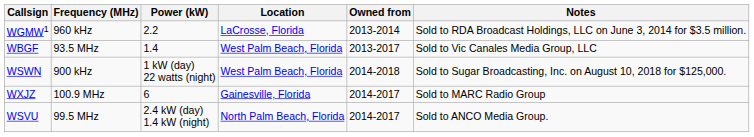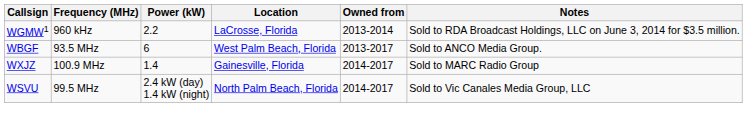(151, 49) 1.4 -> (146, 49) 6
(506, 49) Sold to Vic Canales Media Group, LLC -> (476, 49) Sold to ANCO Media Group.
- row: (24, 71)
(146, 94) 6 -> (151, 65) 1.4
(482, 117) Sold to ANCO Media Group. -> (500, 88) Sold to Vic Canales Media Group, LLC
